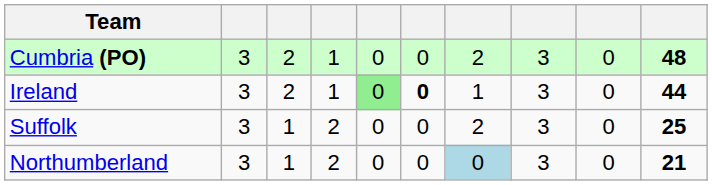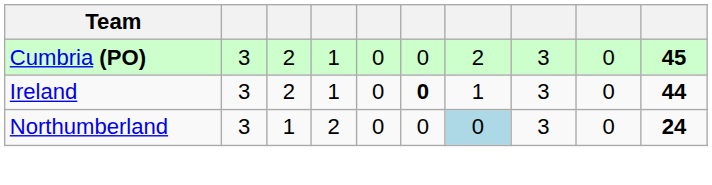(674, 57) 48 -> (674, 57) 45
(378, 92) lightgreen background -> (378, 92) no background
- row: (43, 127)
(674, 162) 21 -> (674, 127) 24
